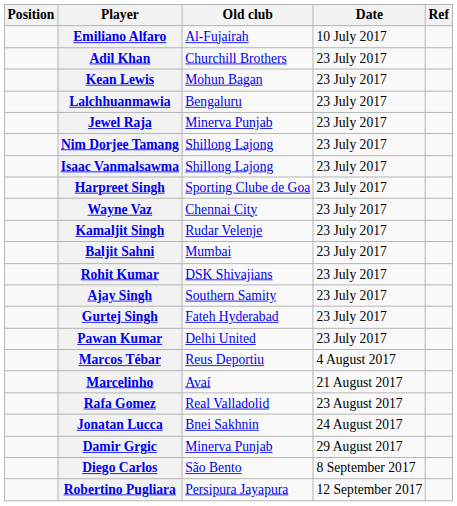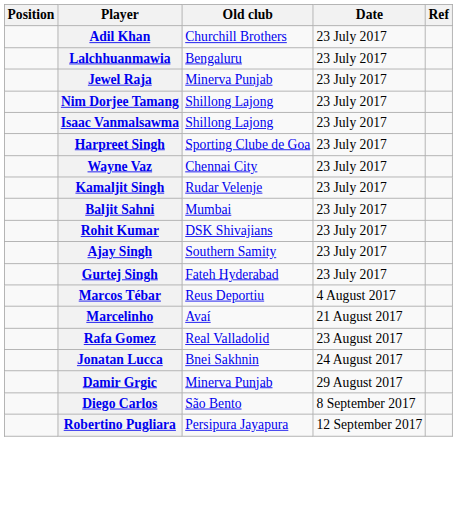- row: (120, 36)
- row: (120, 79)
- row: (120, 338)
